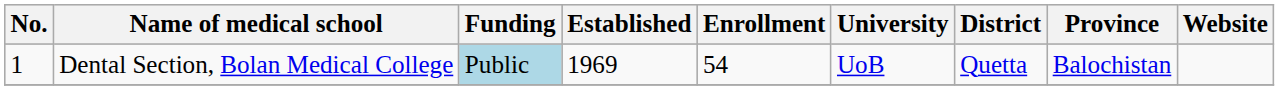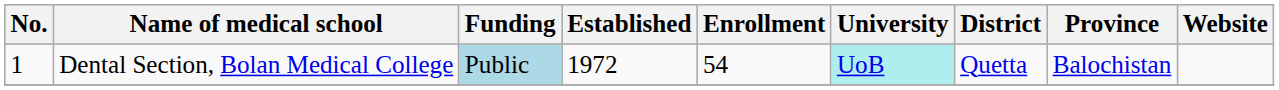(592, 64) 1969 -> (592, 64) 1972
(861, 64) no background -> (861, 64) paleturquoise background
